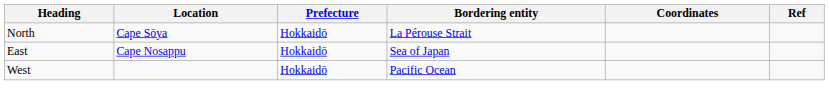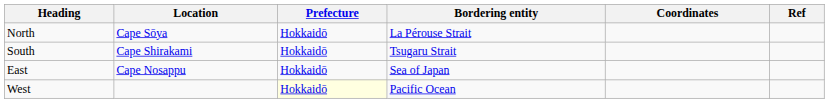+ row: (21, 51)
(304, 70) no background -> (304, 88) lightyellow background
